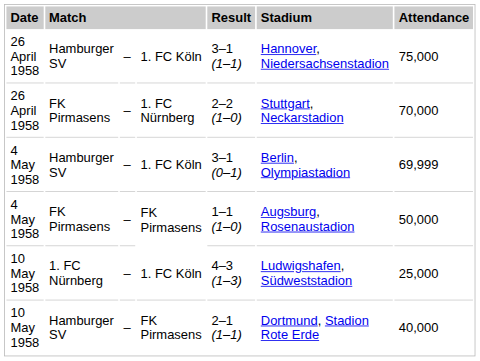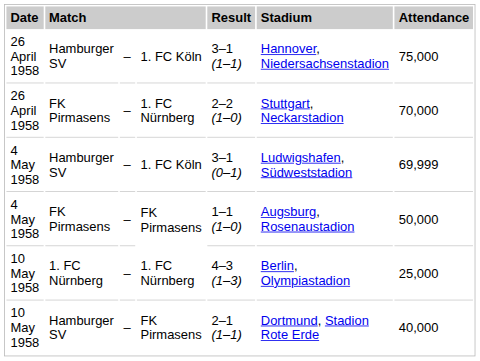(305, 165) Berlin, Olympiastadion -> (307, 165) Ludwigshafen, Südweststadion
(171, 273) 1. FC Köln -> (168, 273) 1. FC Nürnberg
(307, 273) Ludwigshafen, Südweststadion -> (305, 273) Berlin, Olympiastadion
